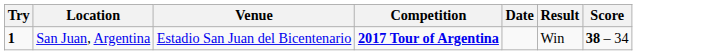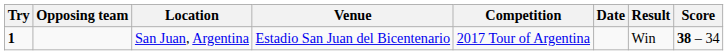+ column: (82, 15)
(428, 38) bold -> (523, 38) normal
